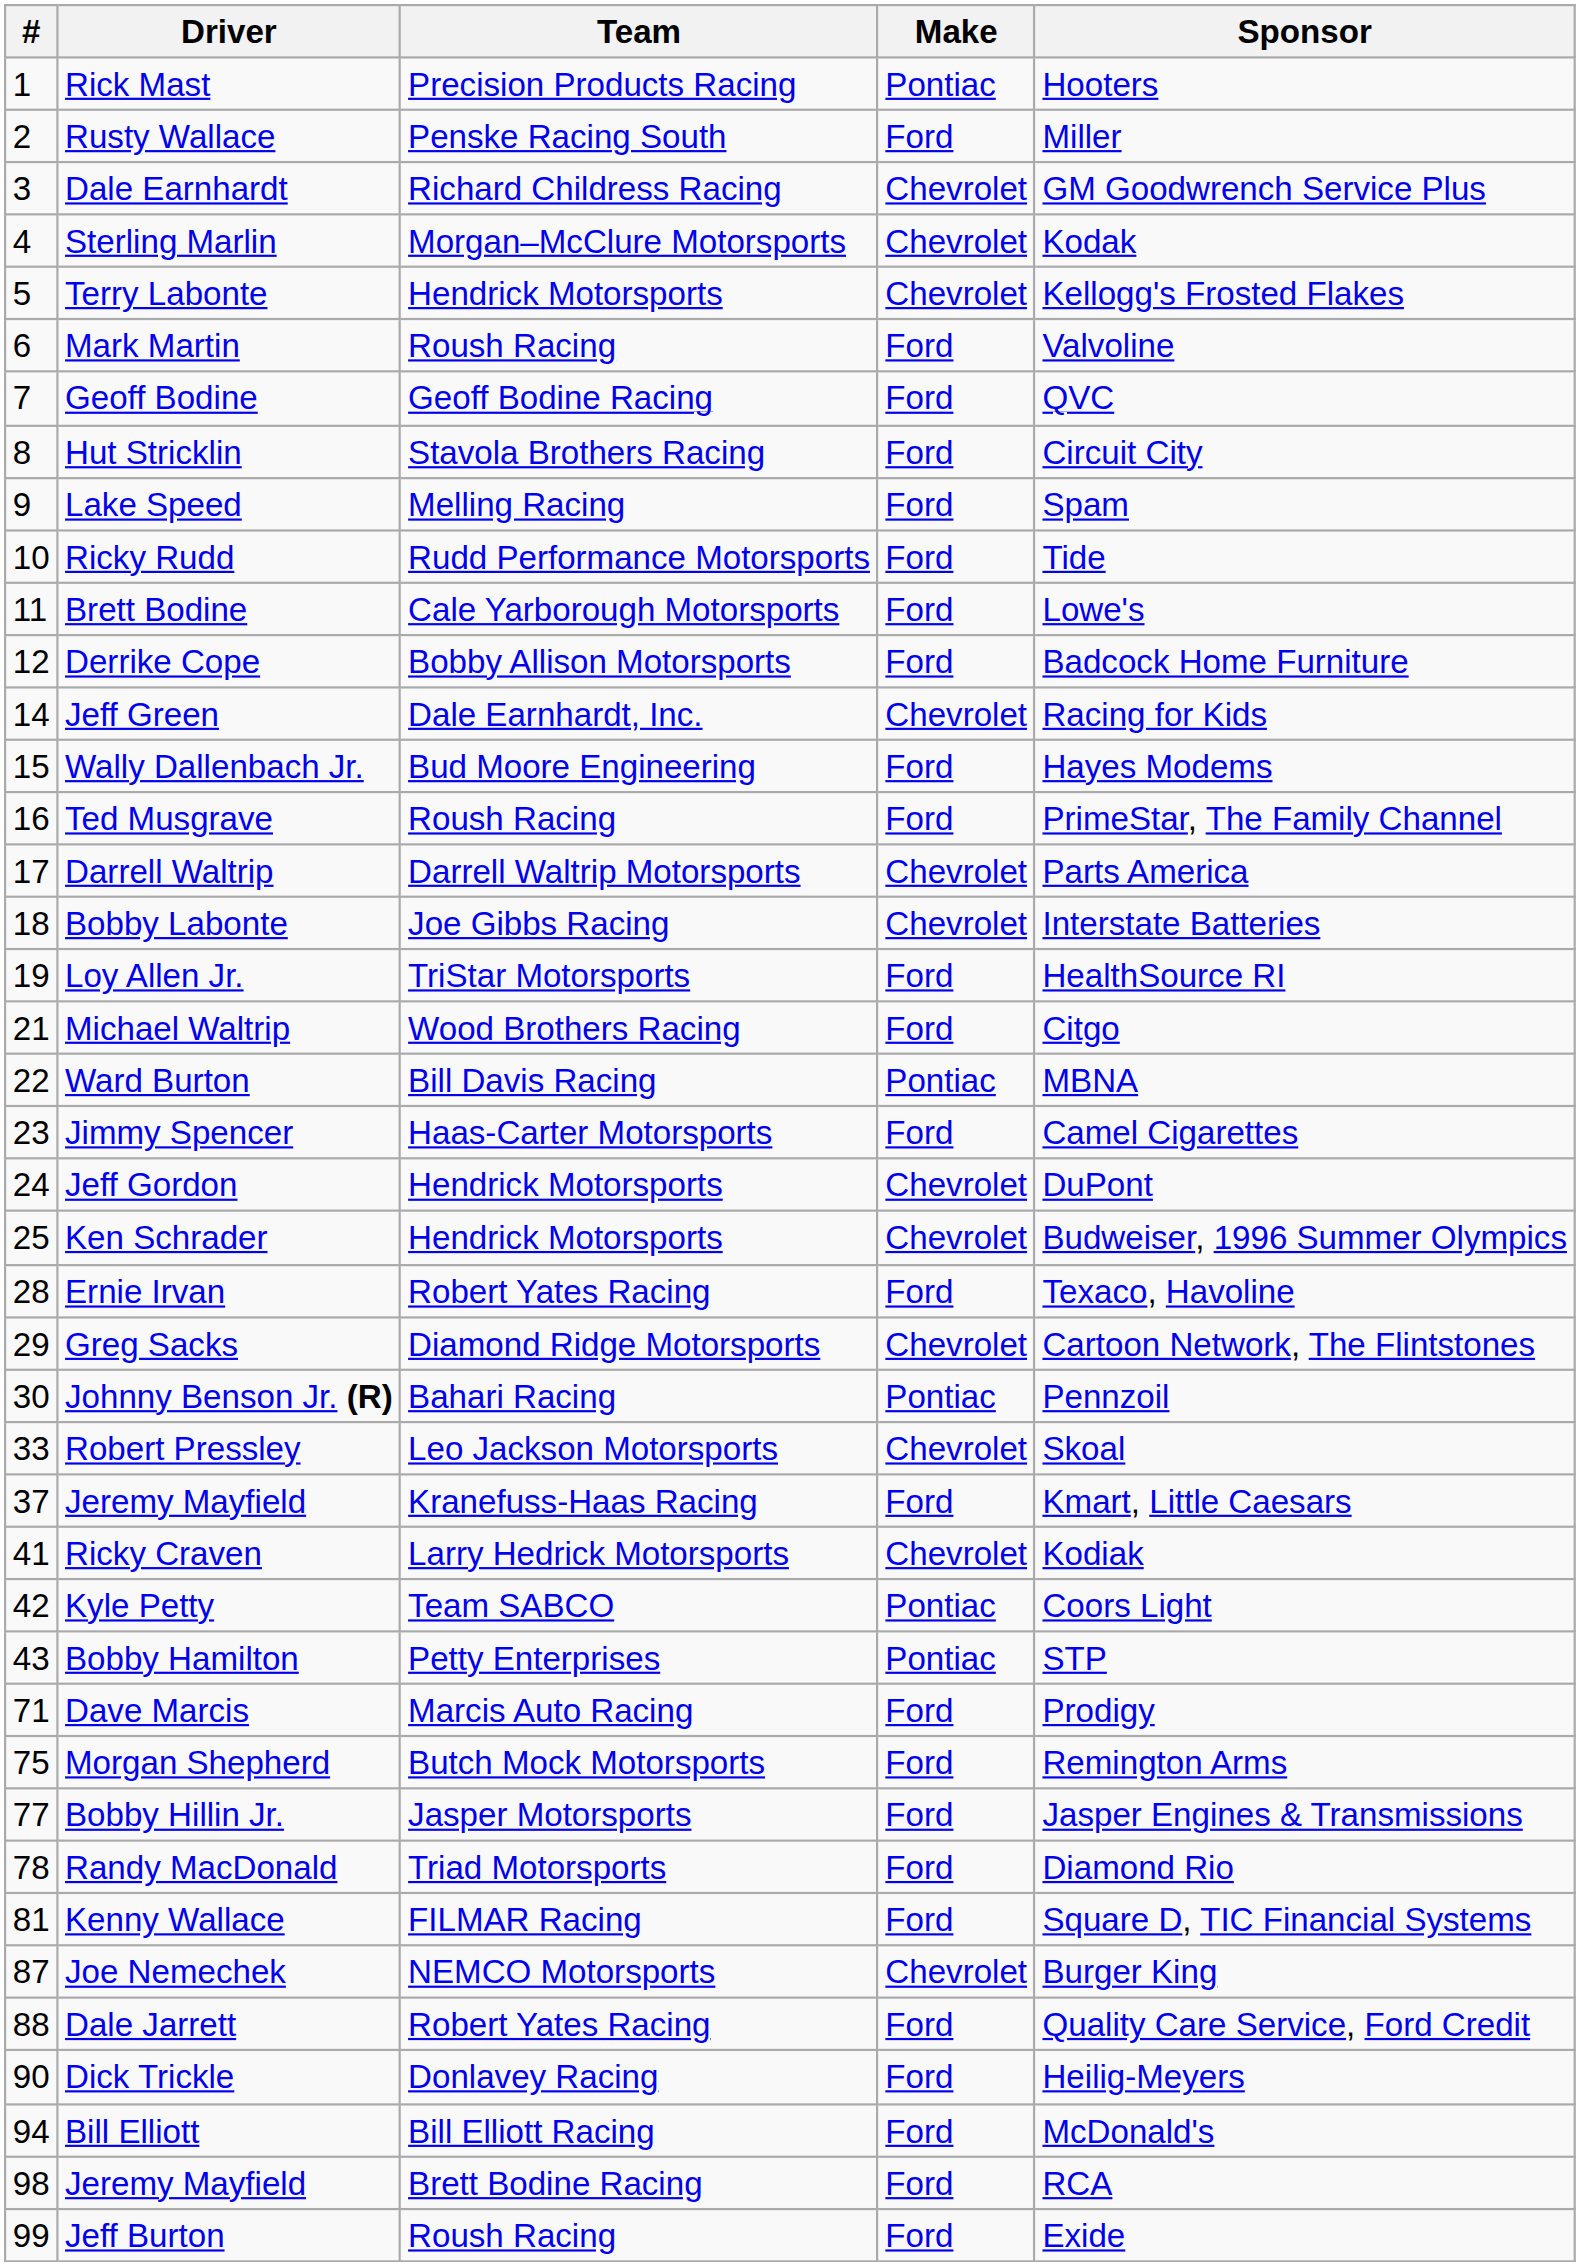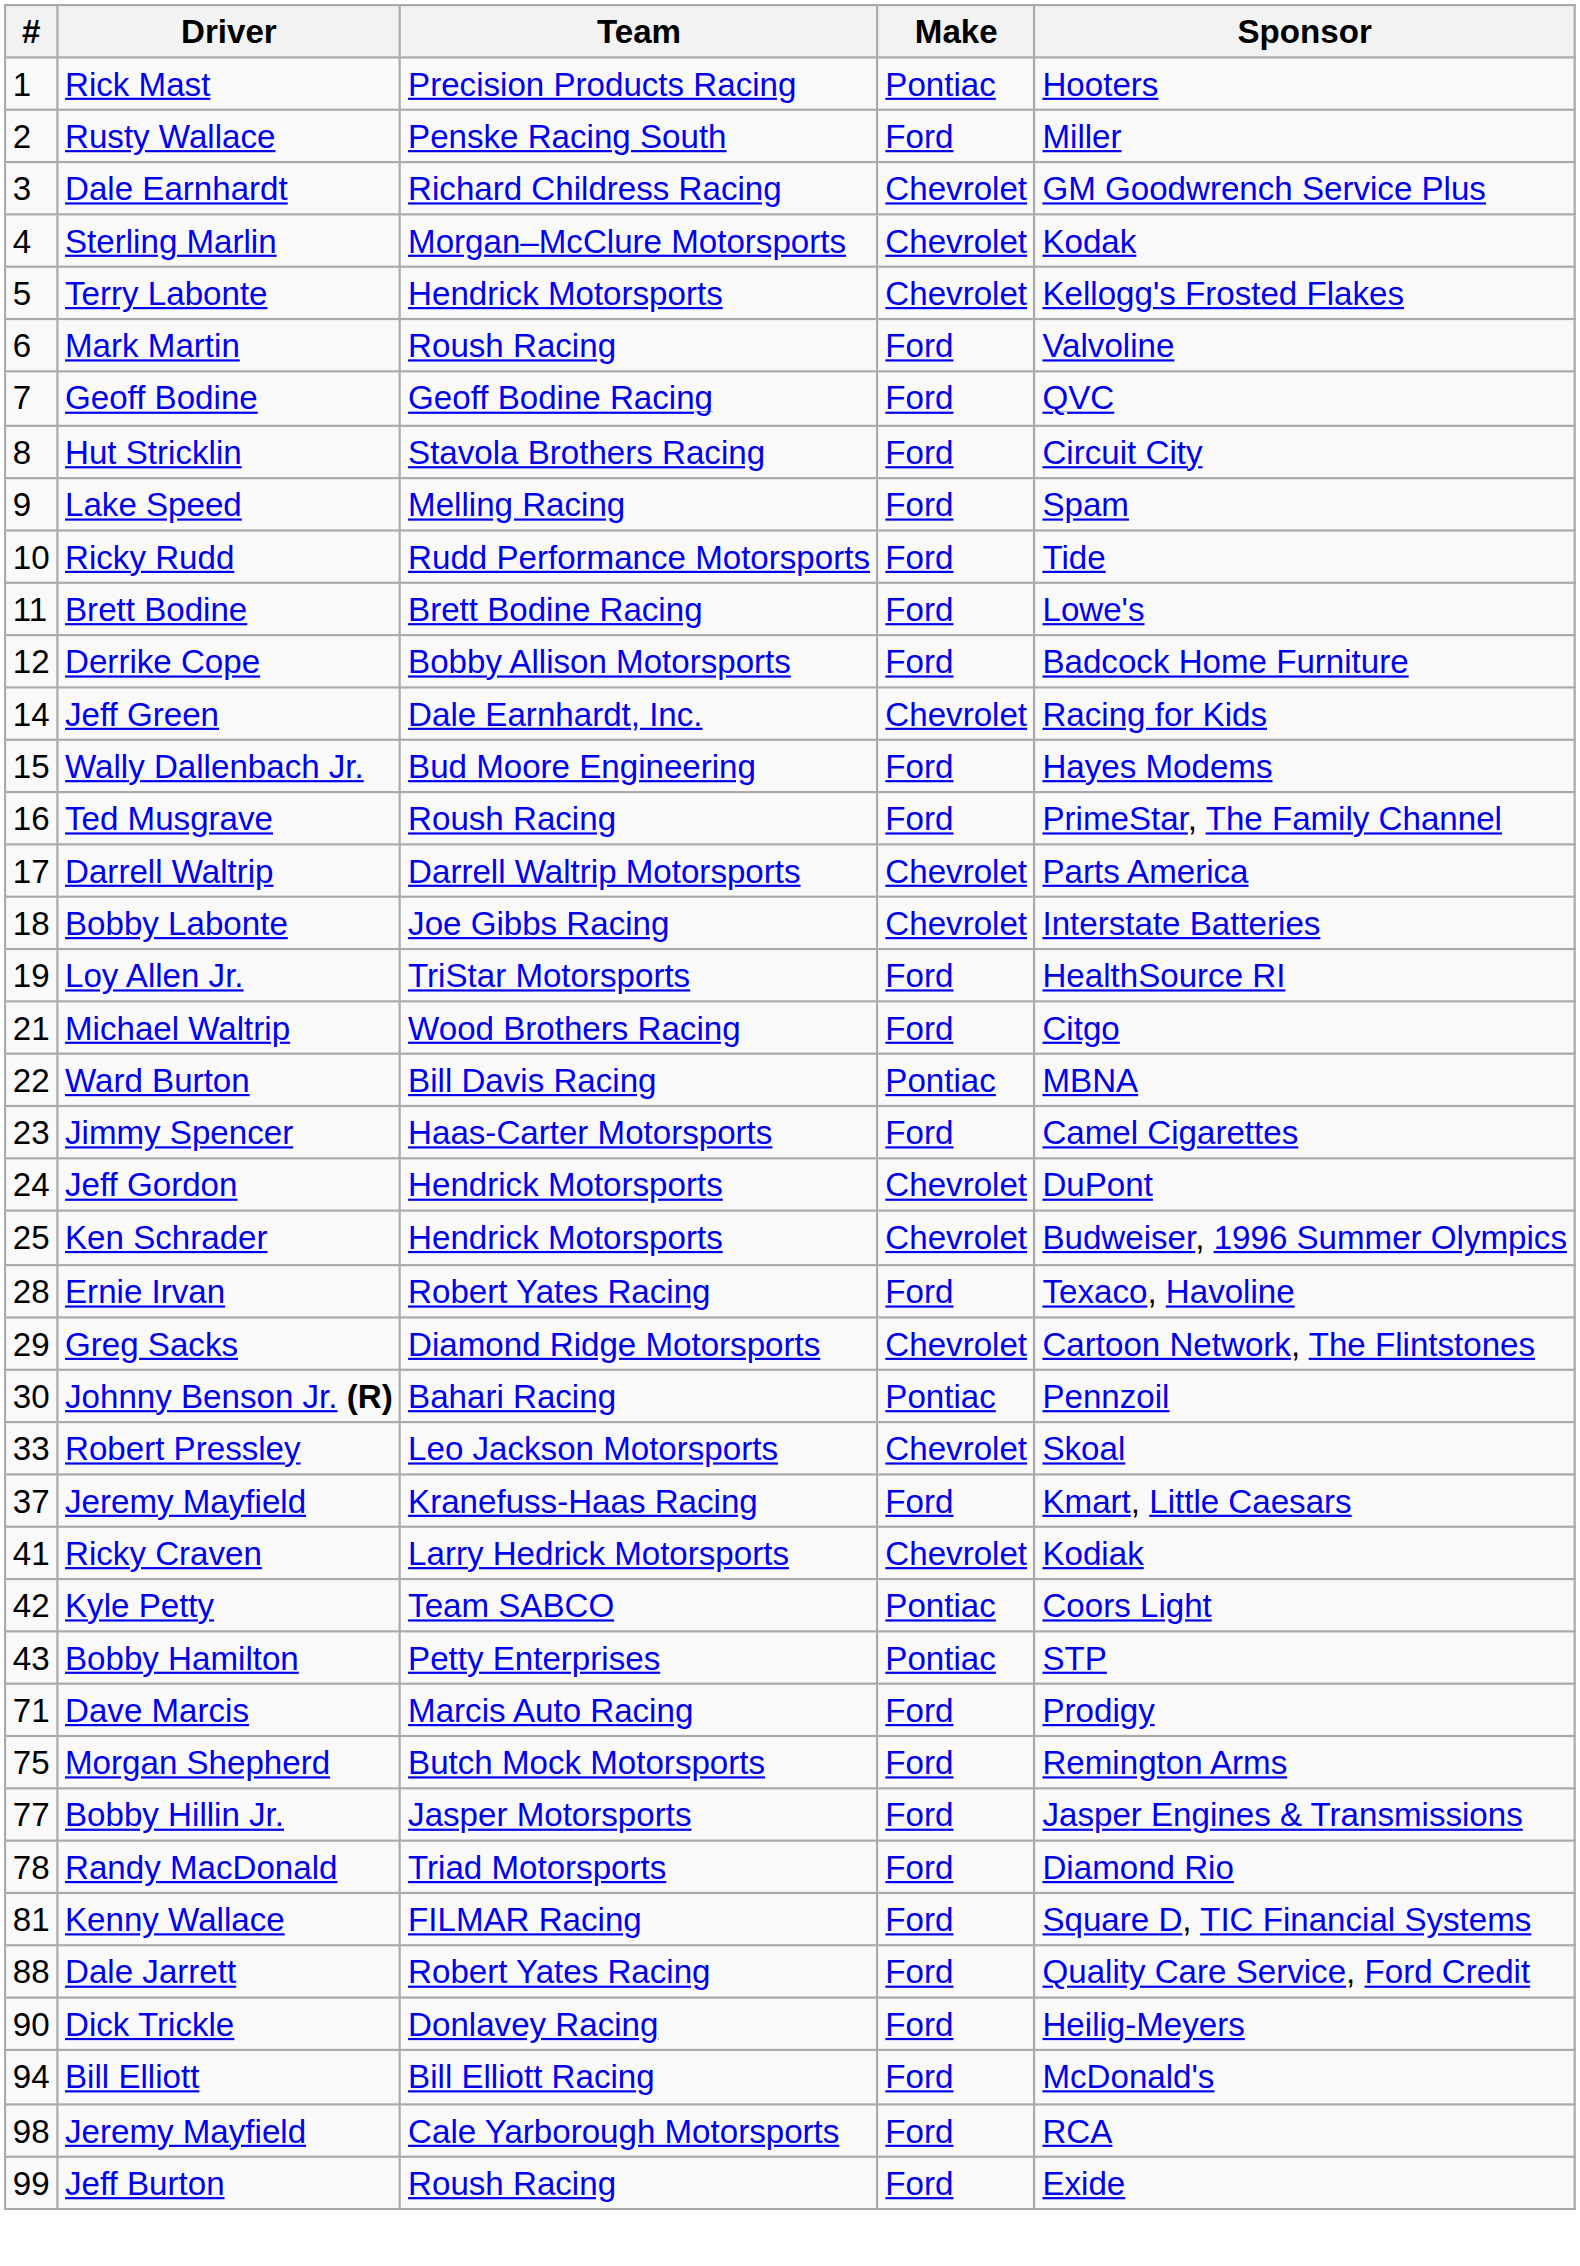(624, 609) Cale Yarborough Motorsports -> (555, 609) Brett Bodine Racing
- row: (31, 1972)
(555, 2182) Brett Bodine Racing -> (624, 2130) Cale Yarborough Motorsports
